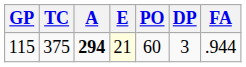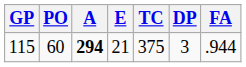columns swapped: (152, 18) <-> (57, 18)
(122, 47) lightyellow background -> (120, 47) no background
